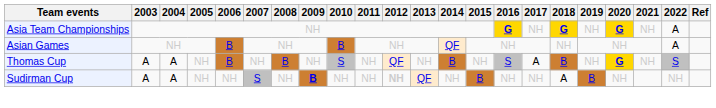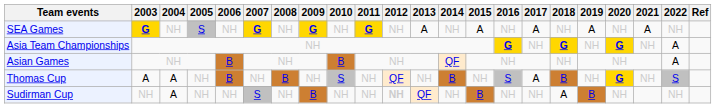+ row: (35, 29)
(146, 78) A -> (146, 95) NH
(313, 78) bold -> (313, 95) normal
